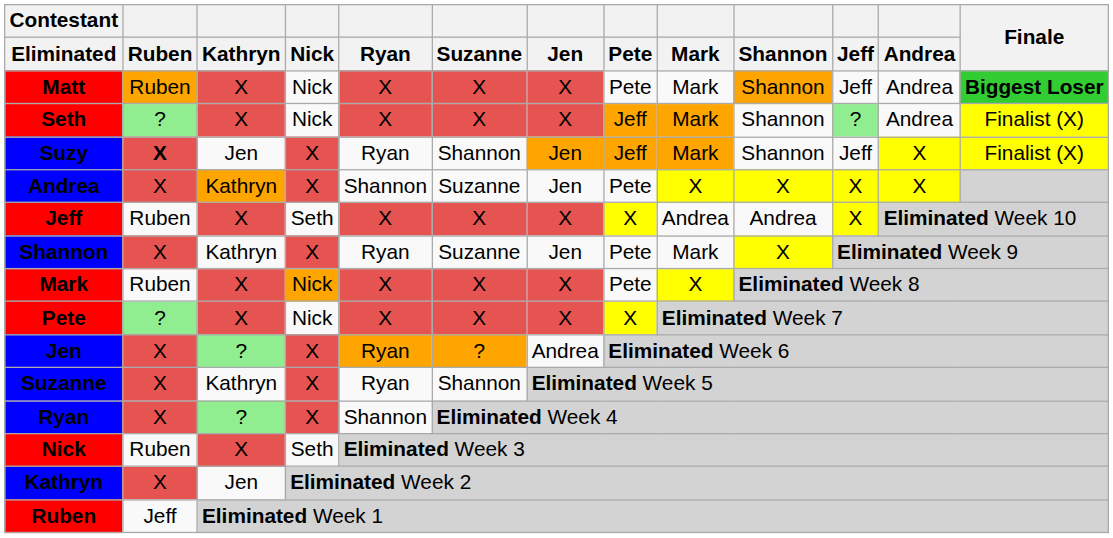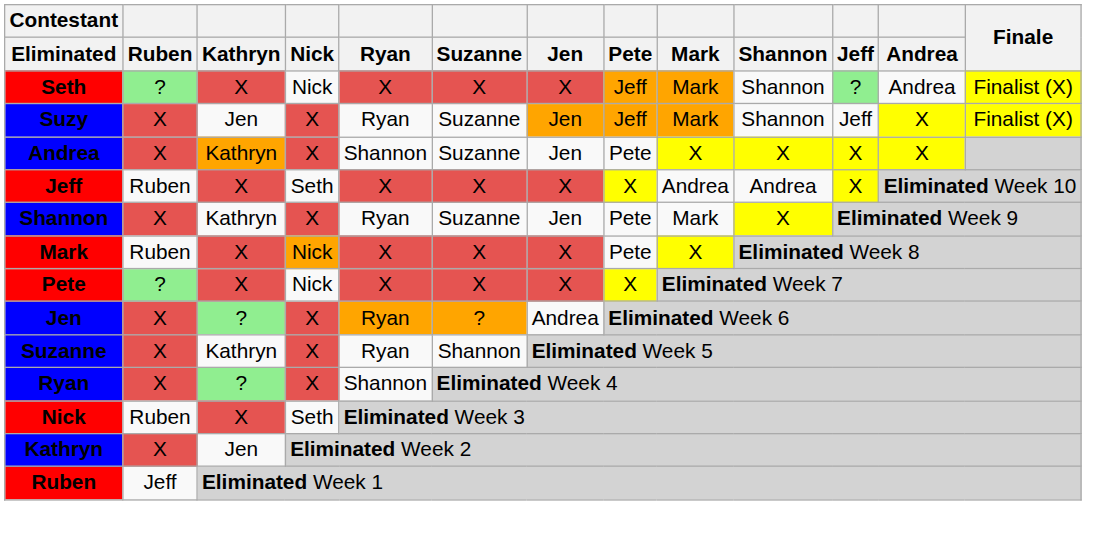- row: (64, 86)
(160, 152) bold -> (160, 119) normal
(479, 152) Shannon -> (479, 119) Suzanne
